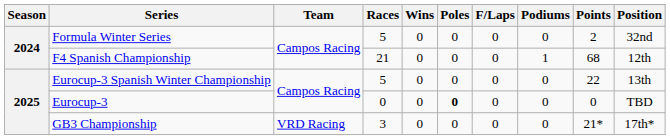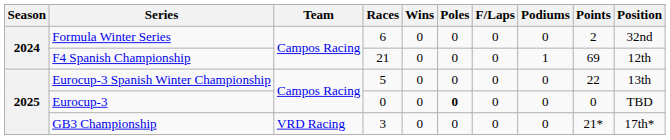(383, 37) 5 -> (383, 37) 6
(593, 58) 68 -> (593, 58) 69
